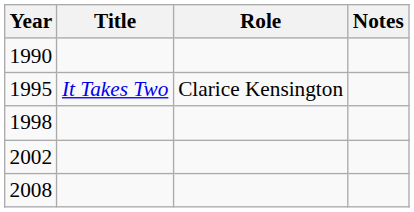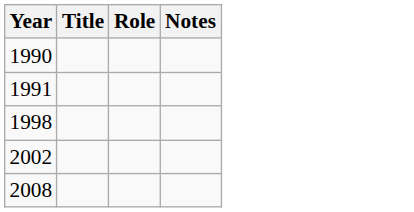+ row: (31, 88)
- row: (31, 88)
